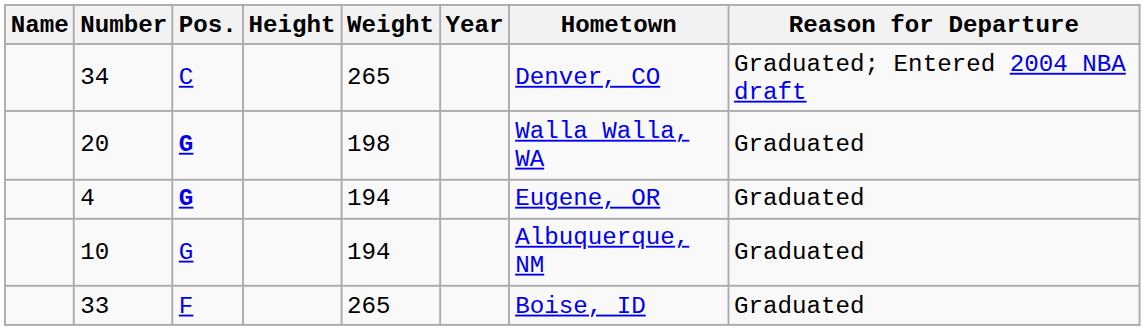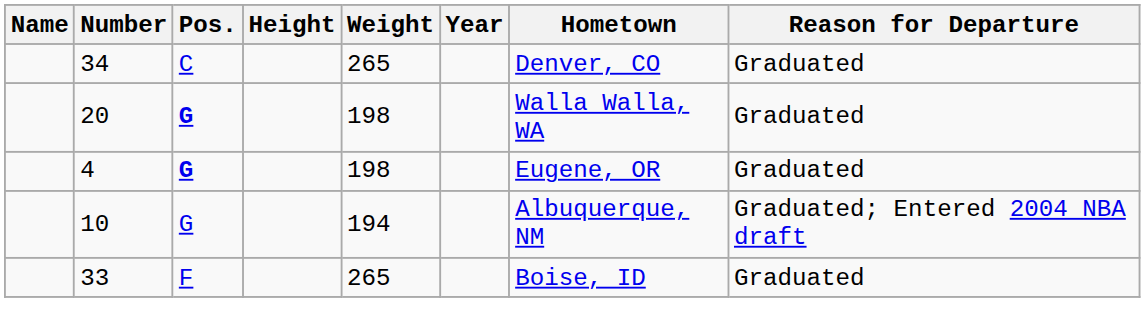(930, 78) Graduated; Entered 2004 NBA draft -> (799, 64) Graduated
(369, 199) 194 -> (369, 171) 198
(799, 252) Graduated -> (930, 224) Graduated; Entered 2004 NBA draft
